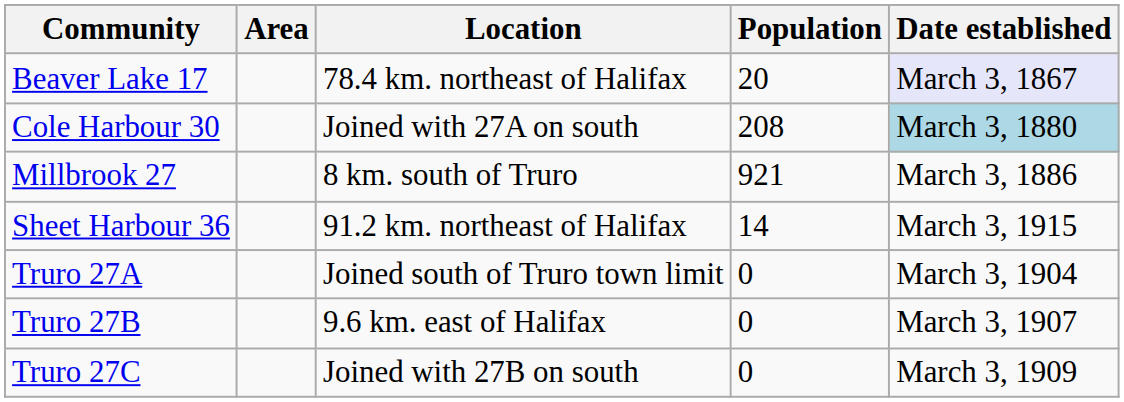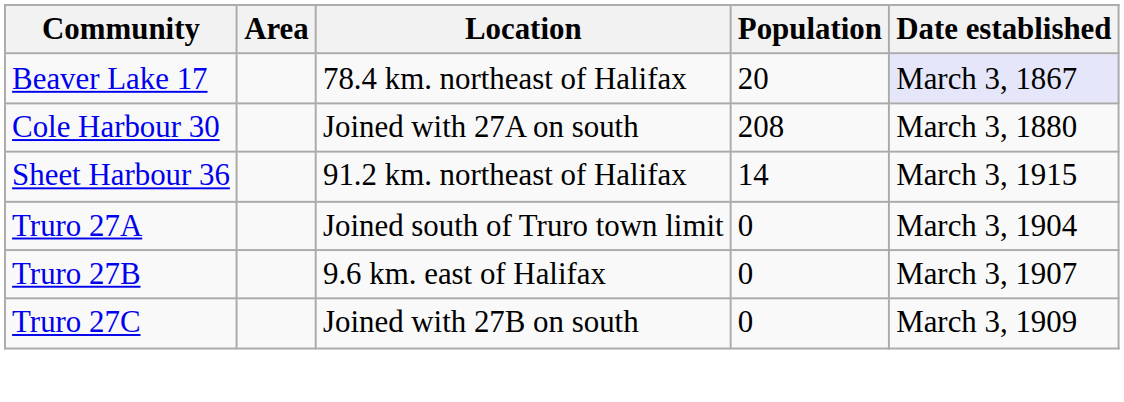(987, 126) lightblue background -> (987, 126) no background
- row: (94, 175)
